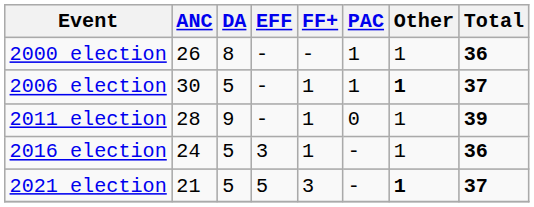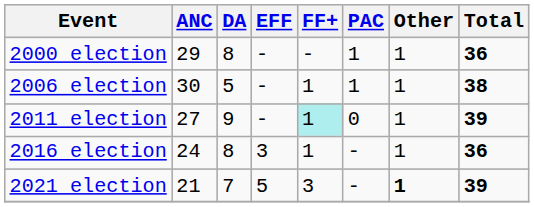(188, 54) 26 -> (188, 54) 29
(400, 87) bold -> (400, 87) normal
(476, 87) 37 -> (476, 87) 38
(188, 120) 28 -> (188, 120) 27
(308, 120) no background -> (308, 120) paleturquoise background
(228, 153) 5 -> (228, 153) 8
(228, 185) 5 -> (228, 185) 7
(476, 185) 37 -> (476, 185) 39
